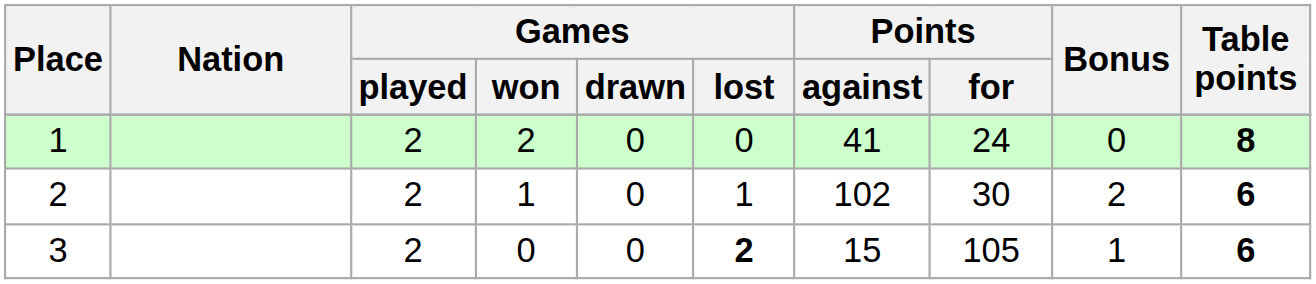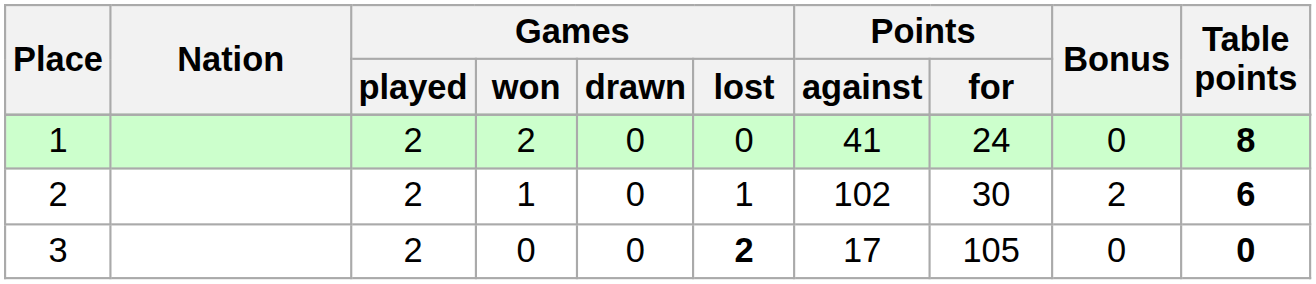(862, 250) 15 -> (862, 250) 17
(1117, 250) 1 -> (1117, 250) 0
(1246, 250) 6 -> (1246, 250) 0
